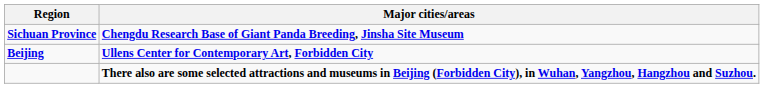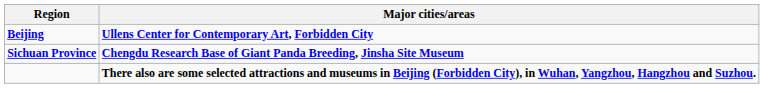rows swapped: (52, 34) <-> (25, 54)
